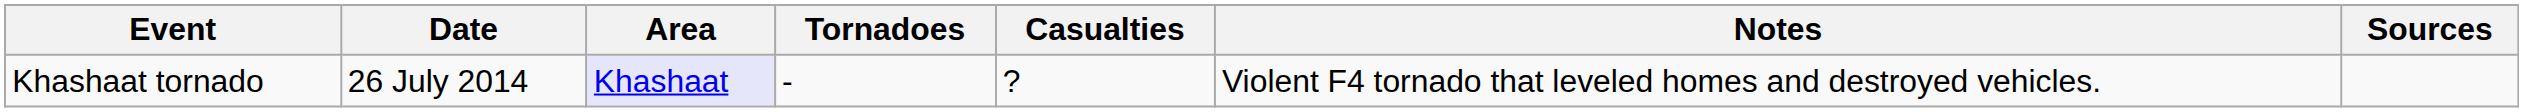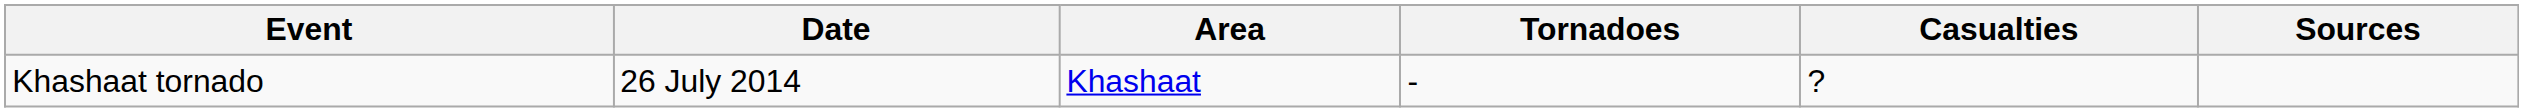- column: (1778, 29)
(661, 80) lavender background -> (1134, 80) no background
